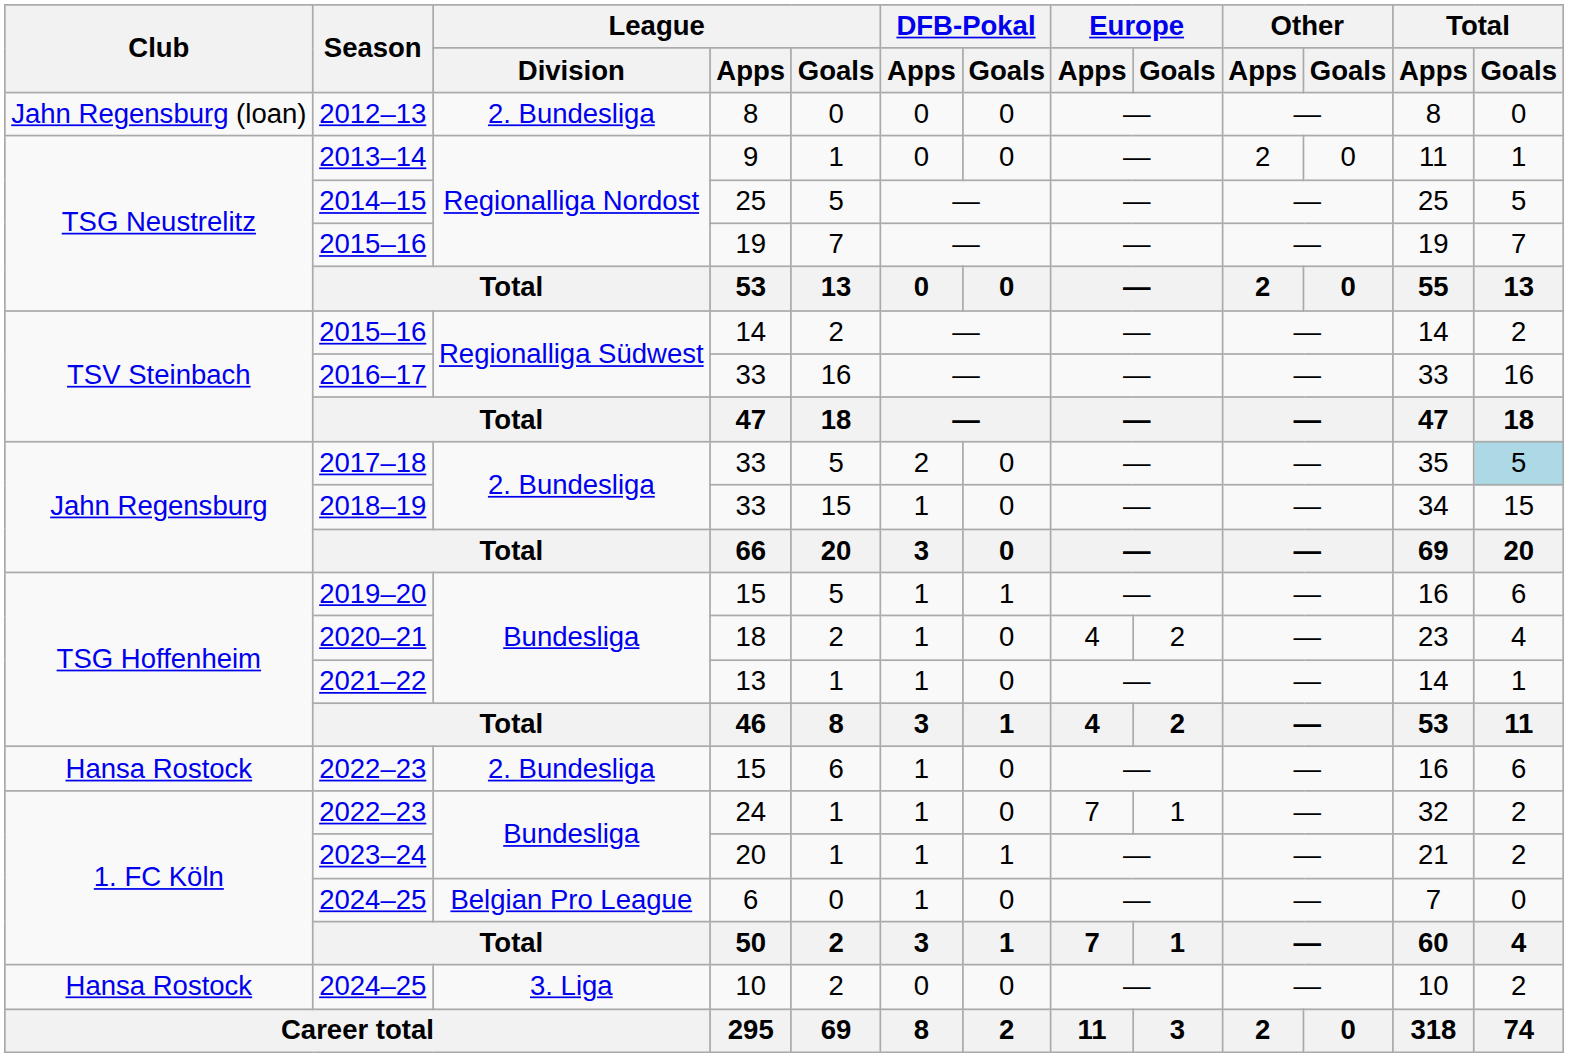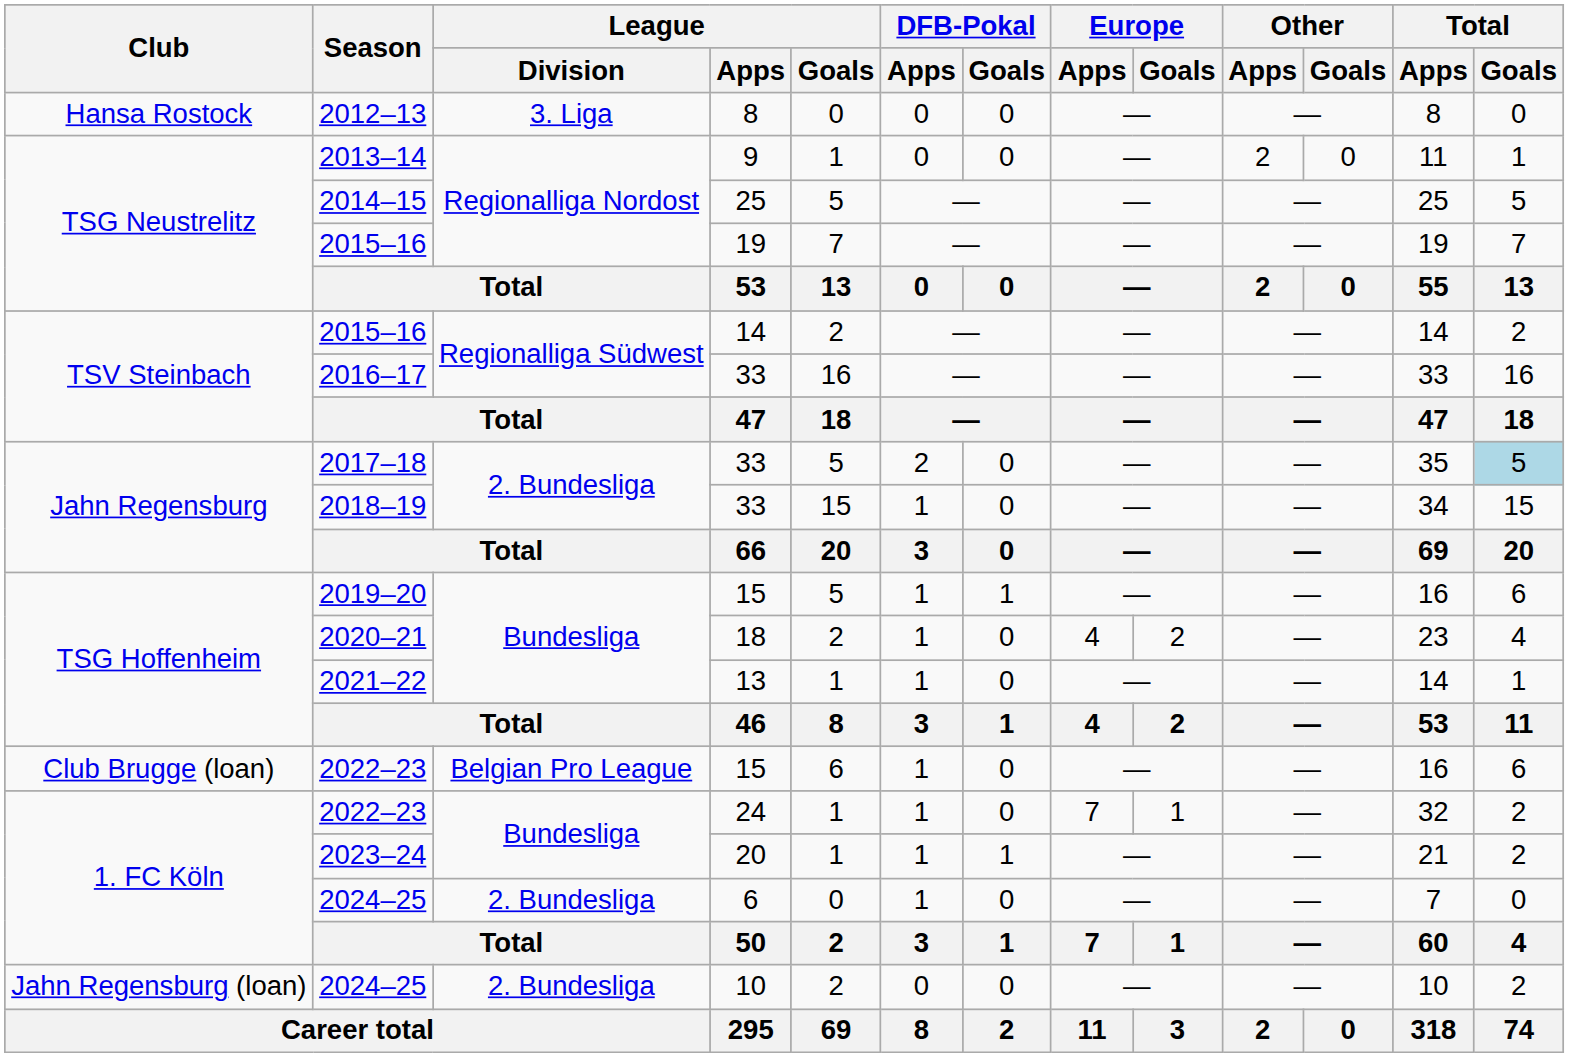(159, 113) Jahn Regensburg (loan) -> (159, 113) Hansa Rostock
(571, 113) 2. Bundesliga -> (571, 113) 3. Liga
(159, 768) Hansa Rostock -> (159, 768) Club Brugge (loan)
(571, 768) 2. Bundesliga -> (571, 768) Belgian Pro League
(571, 899) Belgian Pro League -> (571, 899) 2. Bundesliga
(159, 986) Hansa Rostock -> (159, 986) Jahn Regensburg (loan)
(571, 986) 3. Liga -> (571, 986) 2. Bundesliga
